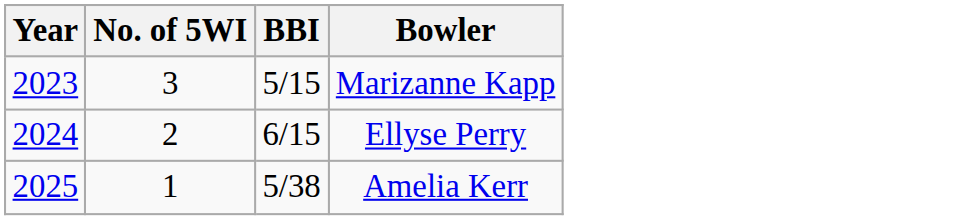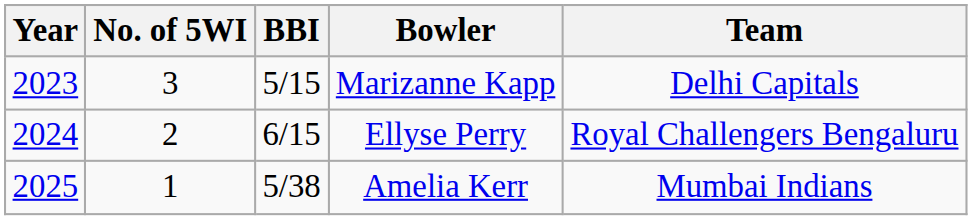+ column: (764, 30)
